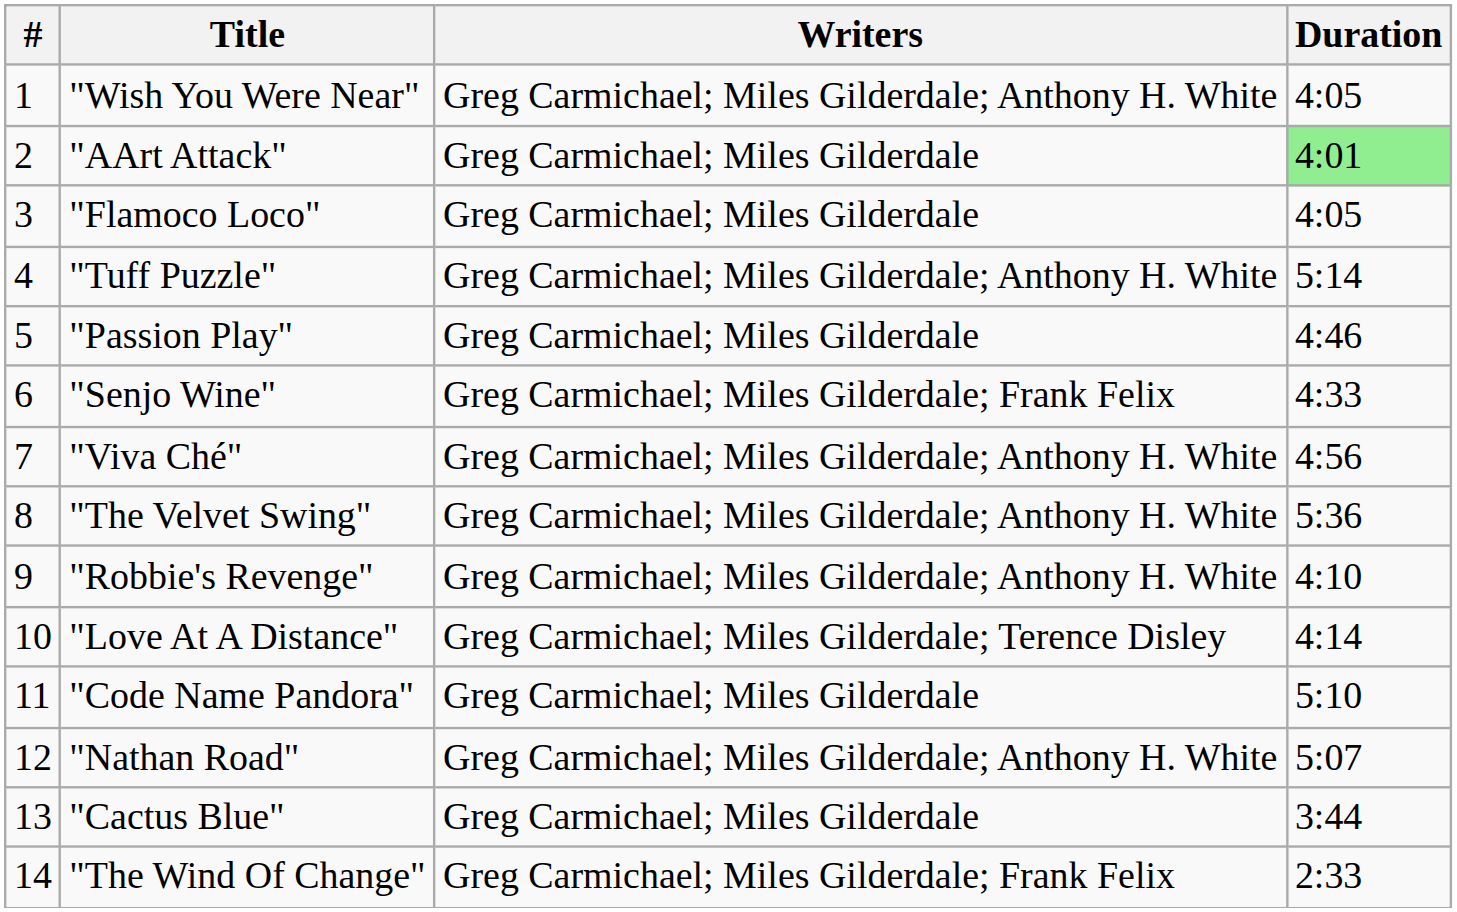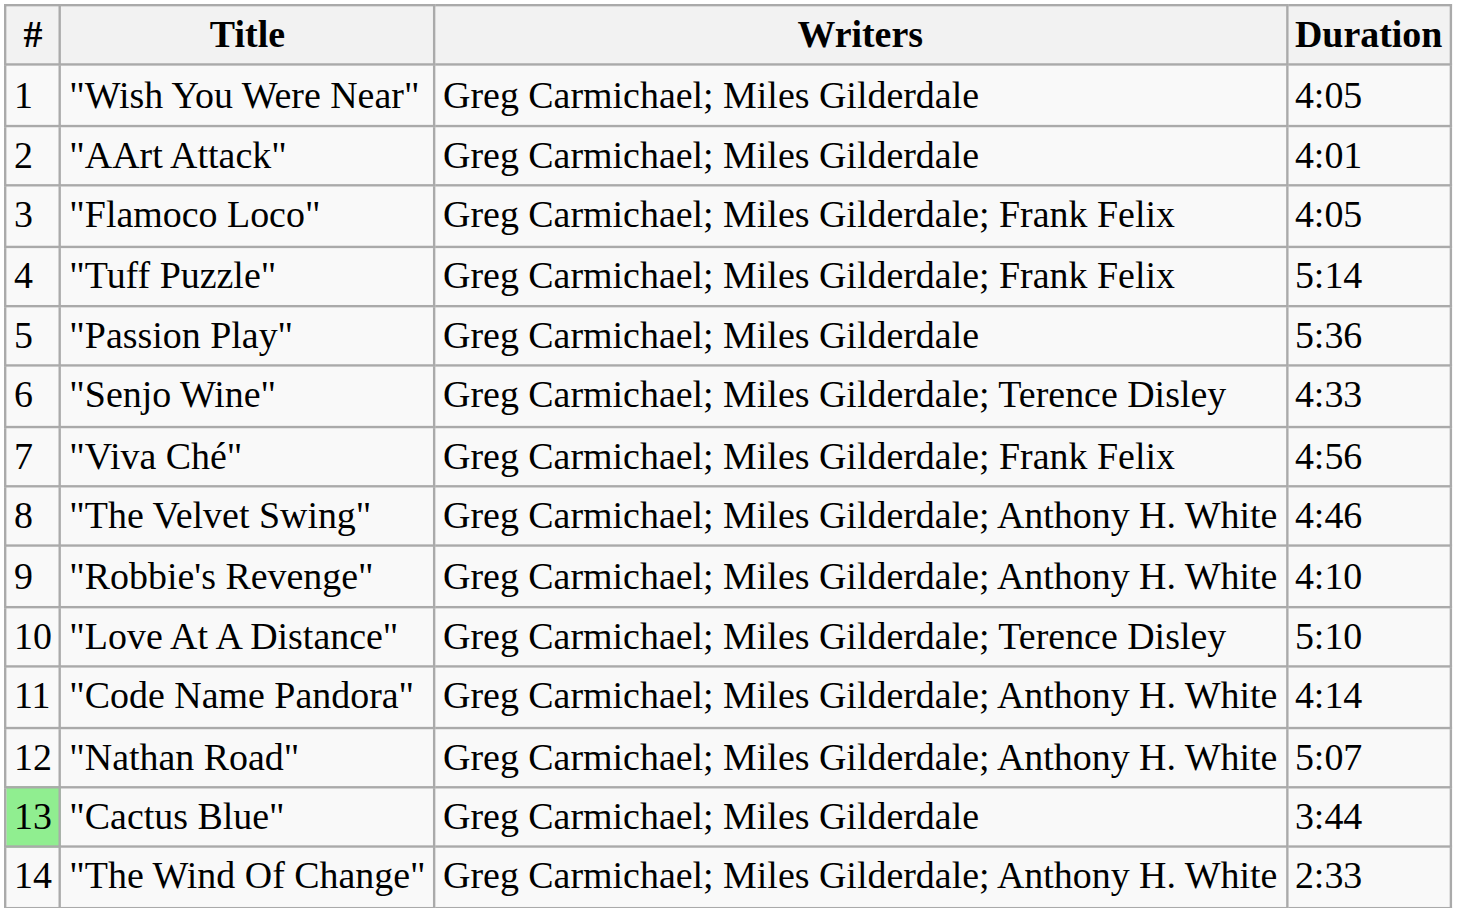(860, 94) Greg Carmichael; Miles Gilderdale; Anthony H. White -> (711, 94) Greg Carmichael; Miles Gilderdale
(1329, 154) lightgreen background -> (1329, 154) no background
(711, 214) Greg Carmichael; Miles Gilderdale -> (809, 214) Greg Carmichael; Miles Gilderdale; Frank Felix
(860, 275) Greg Carmichael; Miles Gilderdale; Anthony H. White -> (809, 275) Greg Carmichael; Miles Gilderdale; Frank Felix
(1329, 335) 4:46 -> (1329, 335) 5:36
(809, 395) Greg Carmichael; Miles Gilderdale; Frank Felix -> (835, 395) Greg Carmichael; Miles Gilderdale; Terence Disley
(860, 455) Greg Carmichael; Miles Gilderdale; Anthony H. White -> (809, 455) Greg Carmichael; Miles Gilderdale; Frank Felix
(1329, 515) 5:36 -> (1329, 515) 4:46
(1329, 635) 4:14 -> (1329, 635) 5:10
(711, 696) Greg Carmichael; Miles Gilderdale -> (860, 696) Greg Carmichael; Miles Gilderdale; Anthony H. White
(1329, 696) 5:10 -> (1329, 696) 4:14
(33, 816) no background -> (33, 816) lightgreen background
(809, 876) Greg Carmichael; Miles Gilderdale; Frank Felix -> (860, 876) Greg Carmichael; Miles Gilderdale; Anthony H. White
